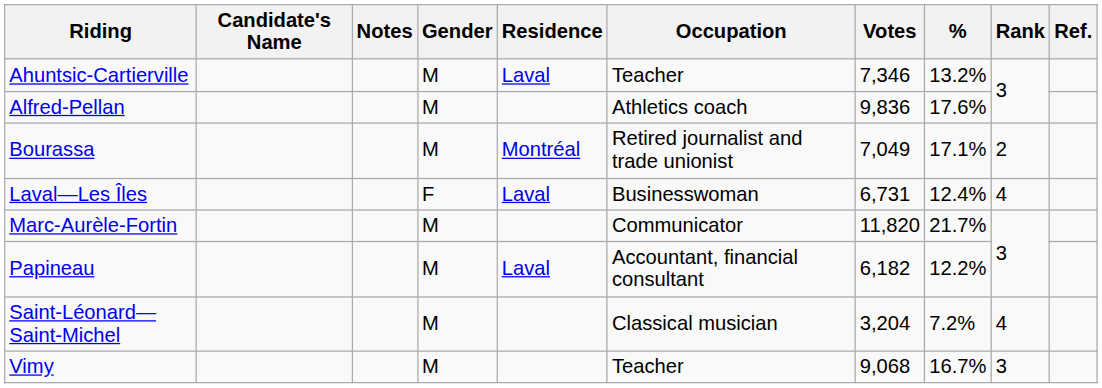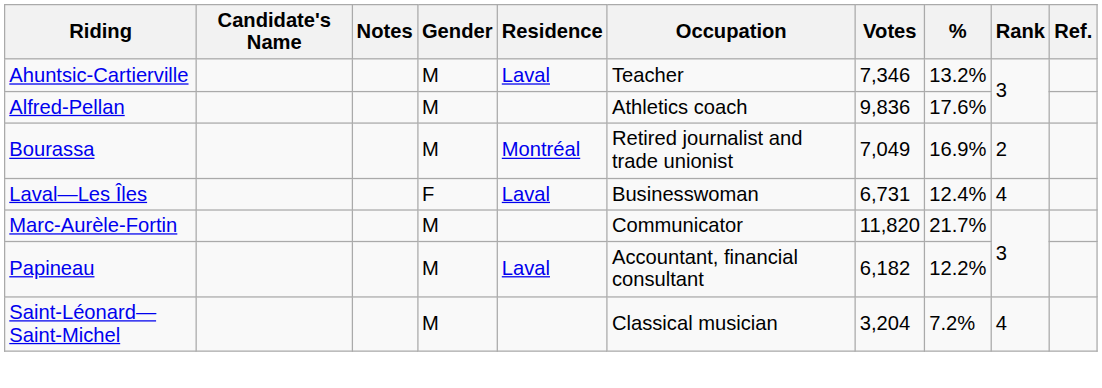(958, 150) 17.1% -> (958, 150) 16.9%
- row: (31, 366)
